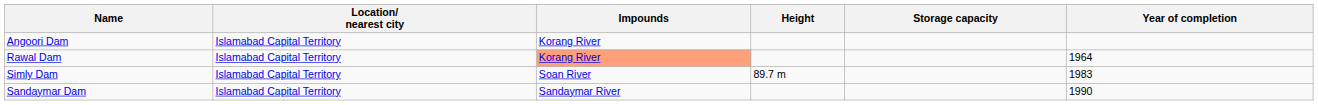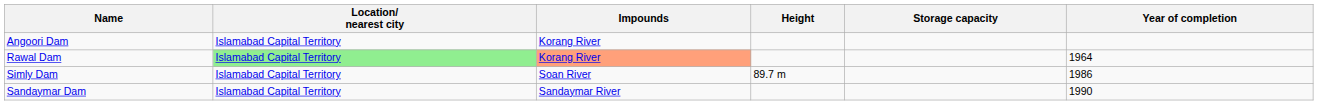(278, 58) no background -> (278, 58) lightgreen background
(1081, 74) 1983 -> (1081, 74) 1986
